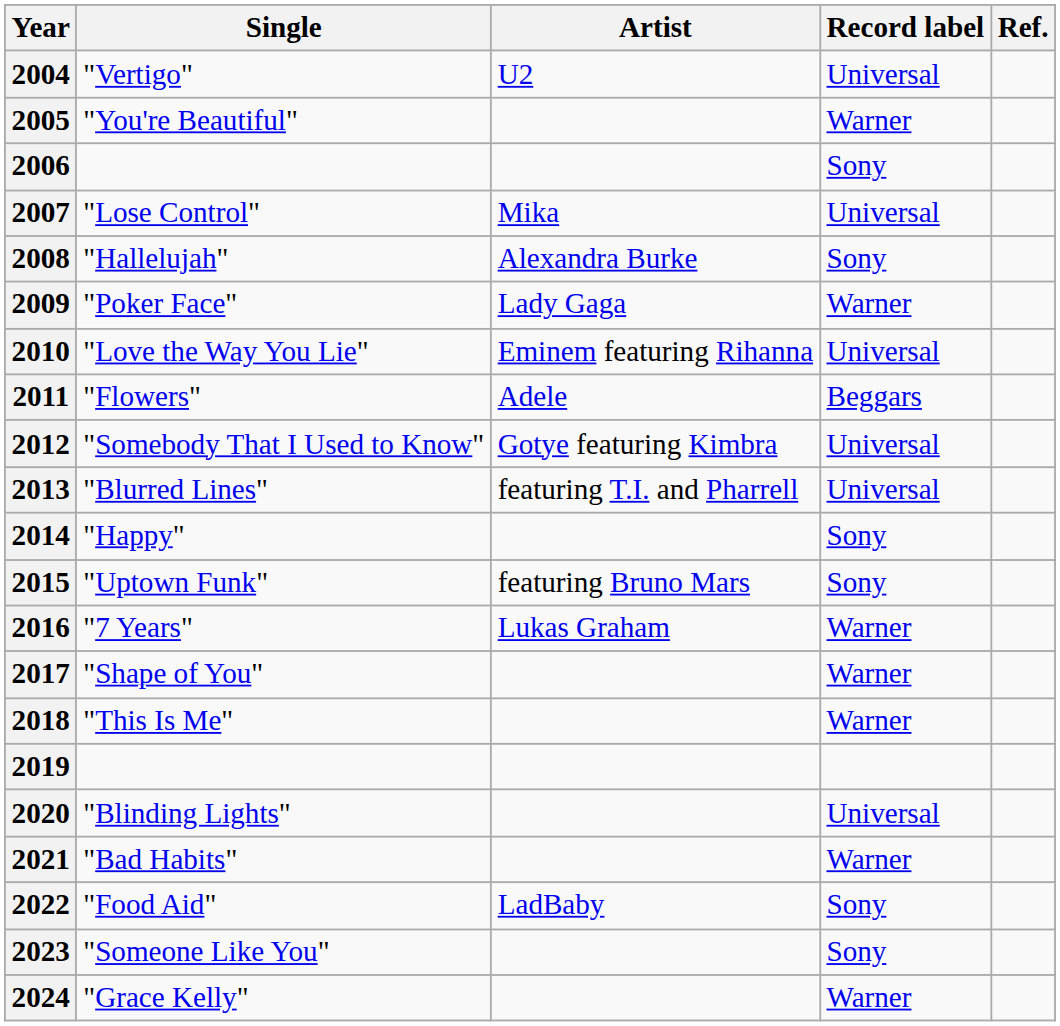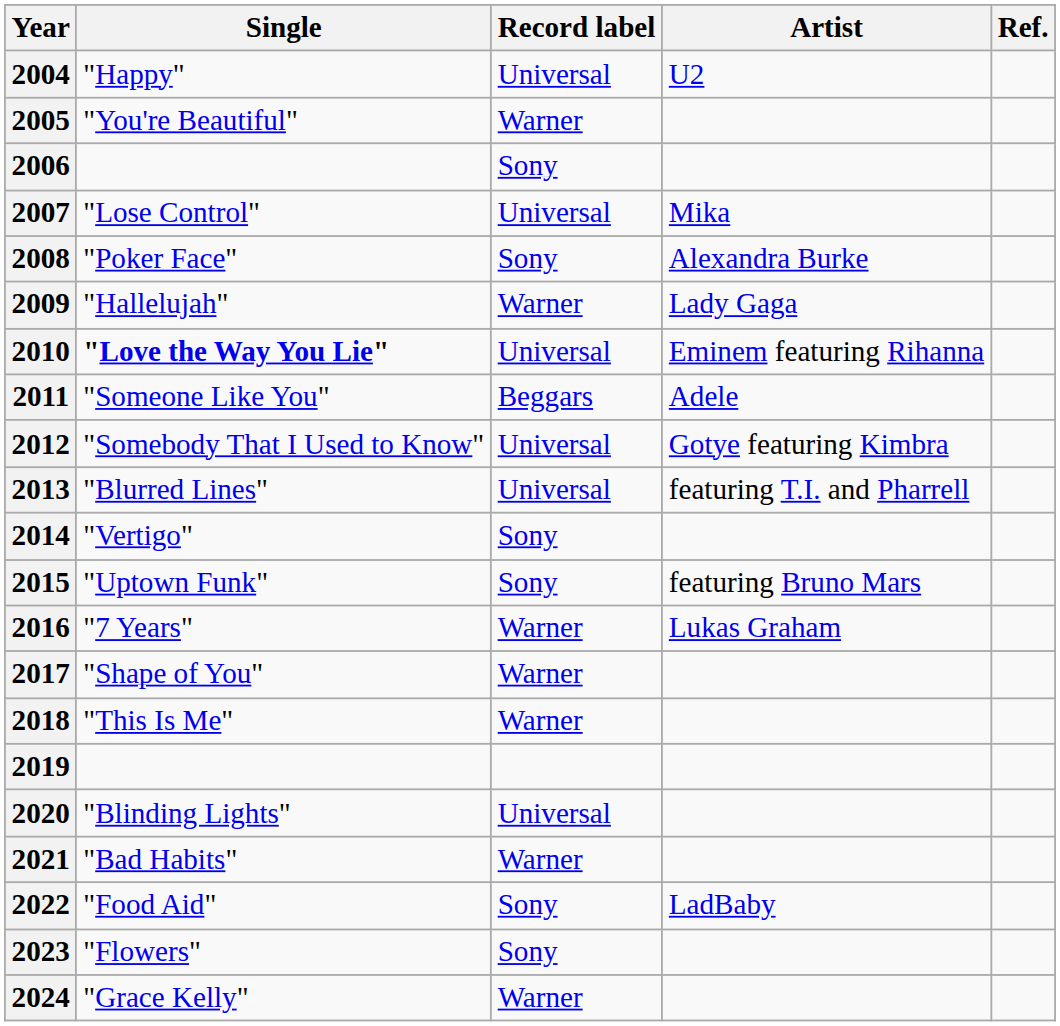columns swapped: (655, 27) <-> (905, 27)
(138, 73) "Vertigo" -> (134, 73) "Happy"
(156, 258) "Hallelujah" -> (160, 258) "Poker Face"
(160, 304) "Poker Face" -> (156, 304) "Hallelujah"
(226, 350) normal -> (236, 350) bold
(142, 397) "Flowers" -> (206, 397) "Someone Like You"
(134, 535) "Happy" -> (138, 535) "Vertigo"
(206, 951) "Someone Like You" -> (142, 951) "Flowers"
